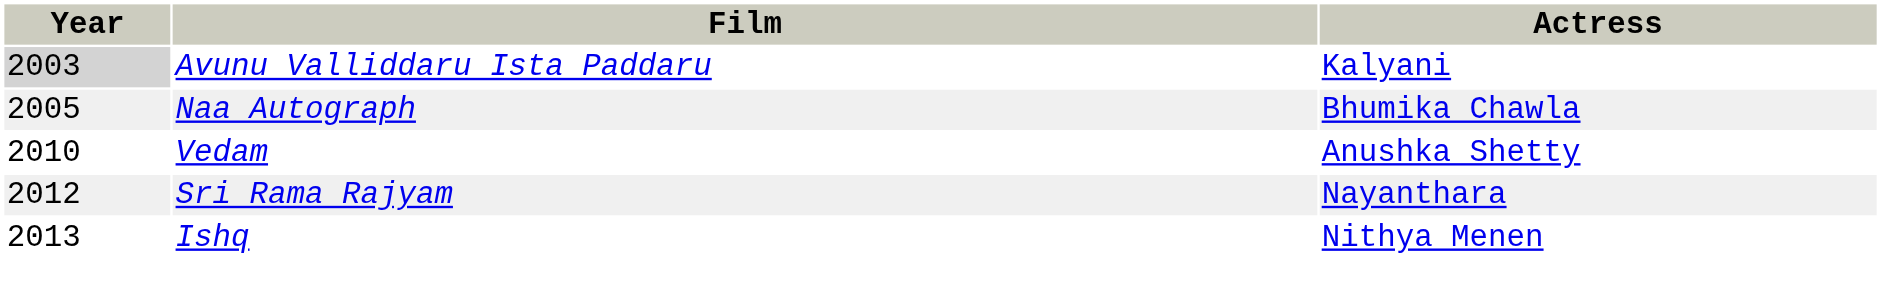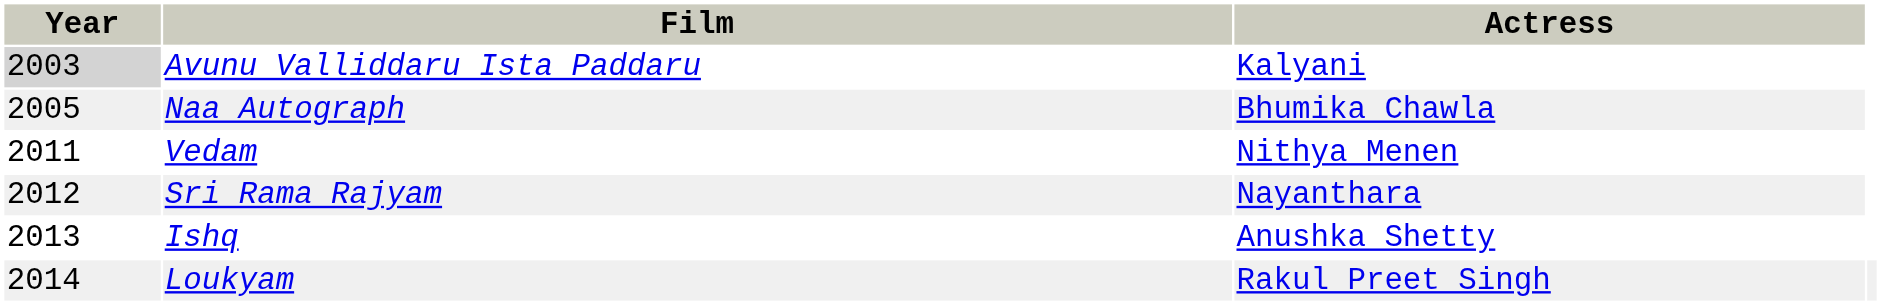(44, 152) 2010 -> (44, 152) 2011
(1451, 152) Anushka Shetty -> (1347, 152) Nithya Menen
(1433, 238) Nithya Menen -> (1366, 238) Anushka Shetty
+ row: (229, 280)
